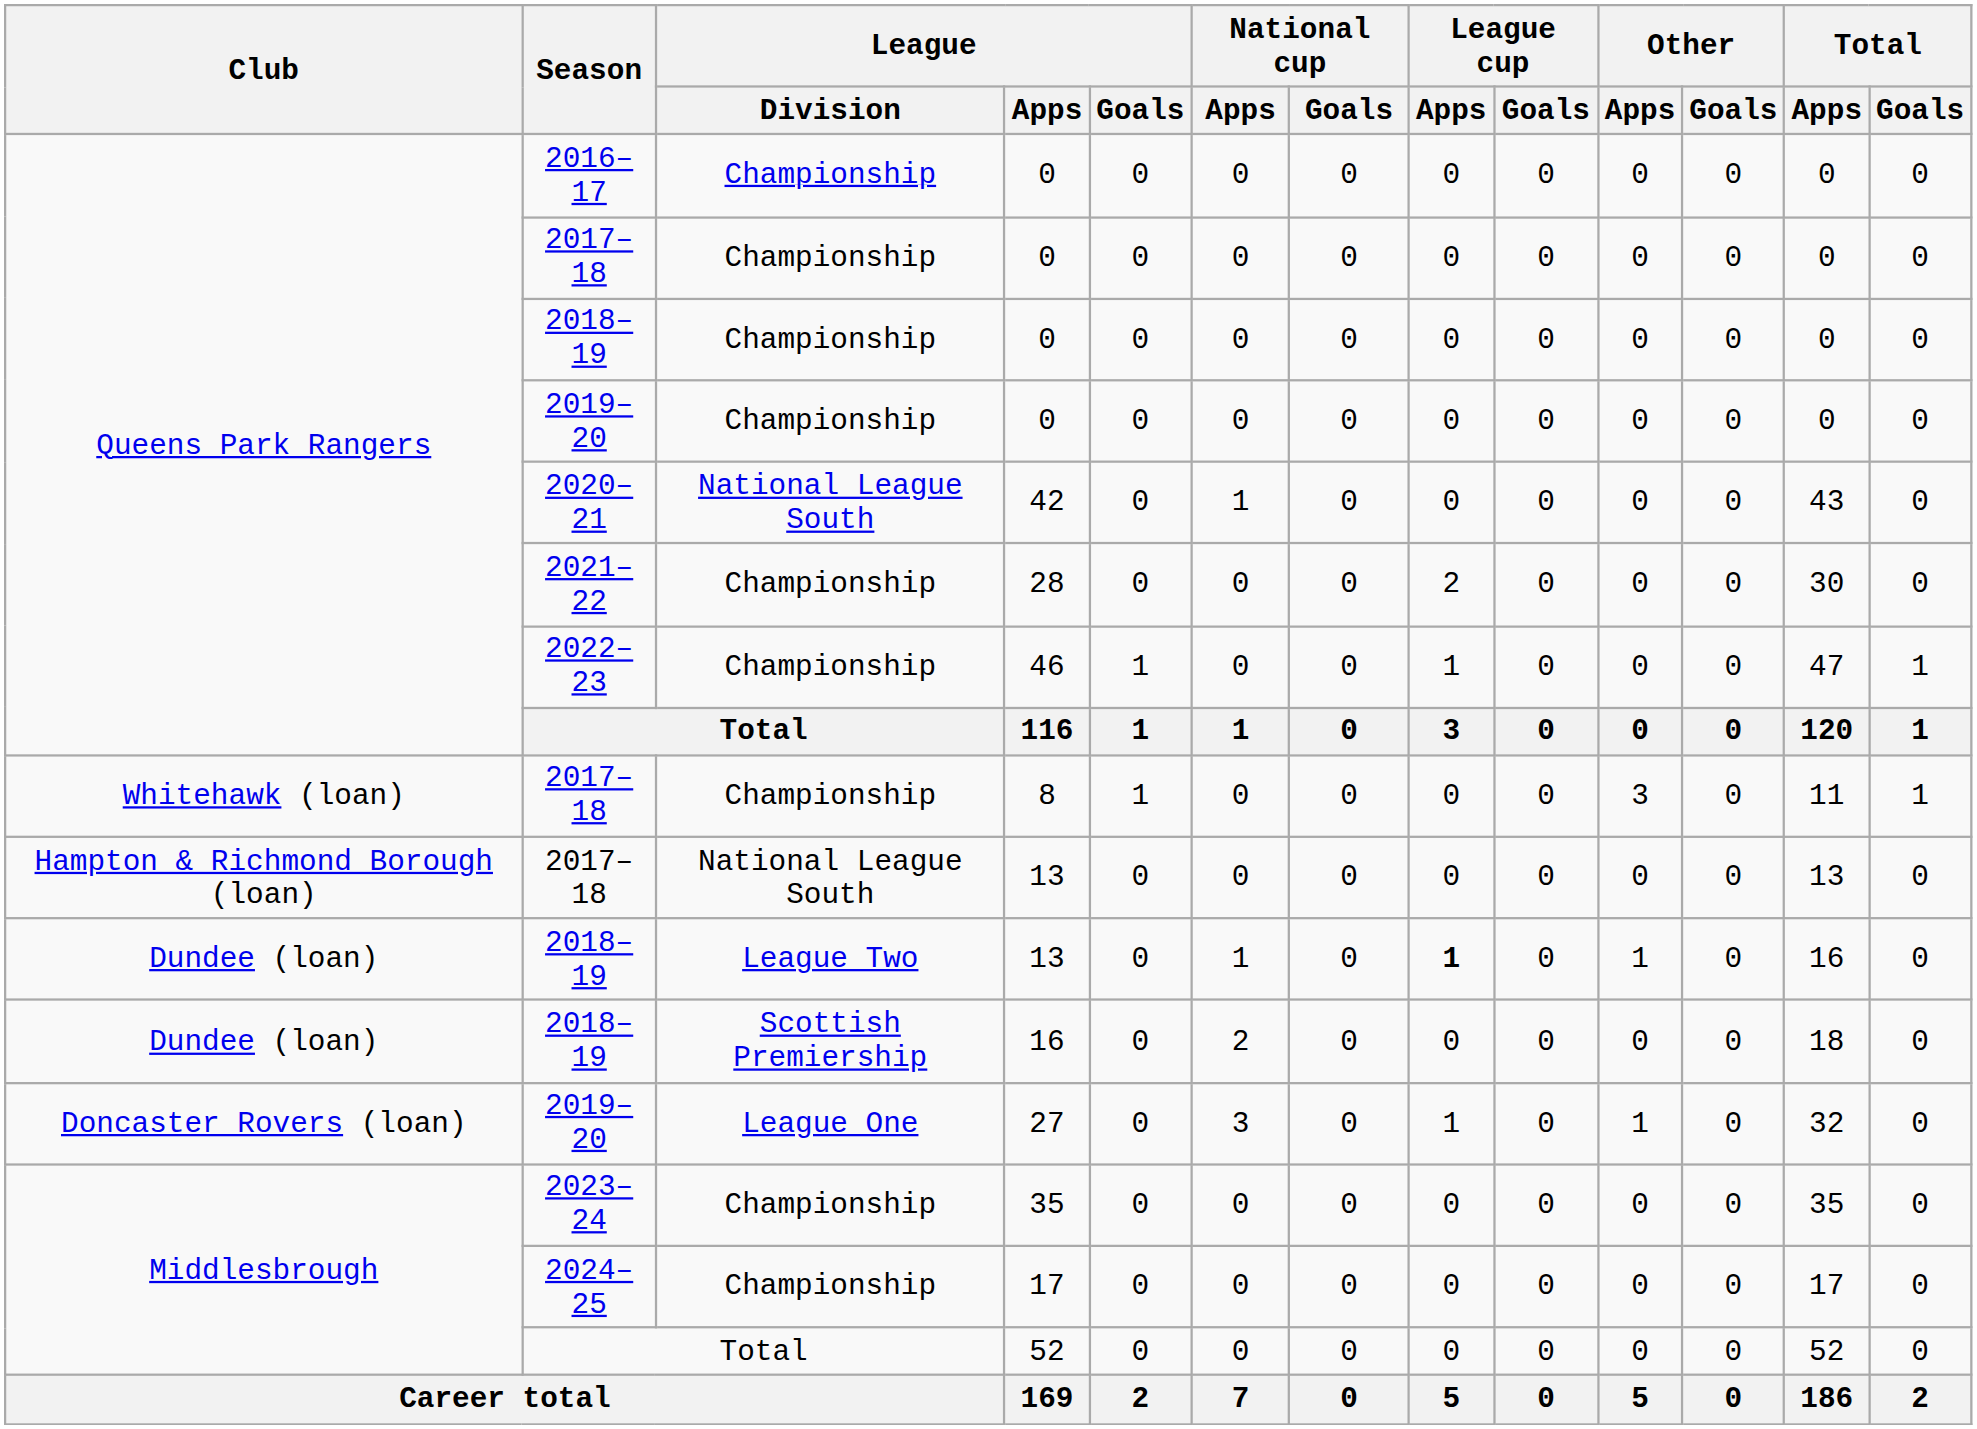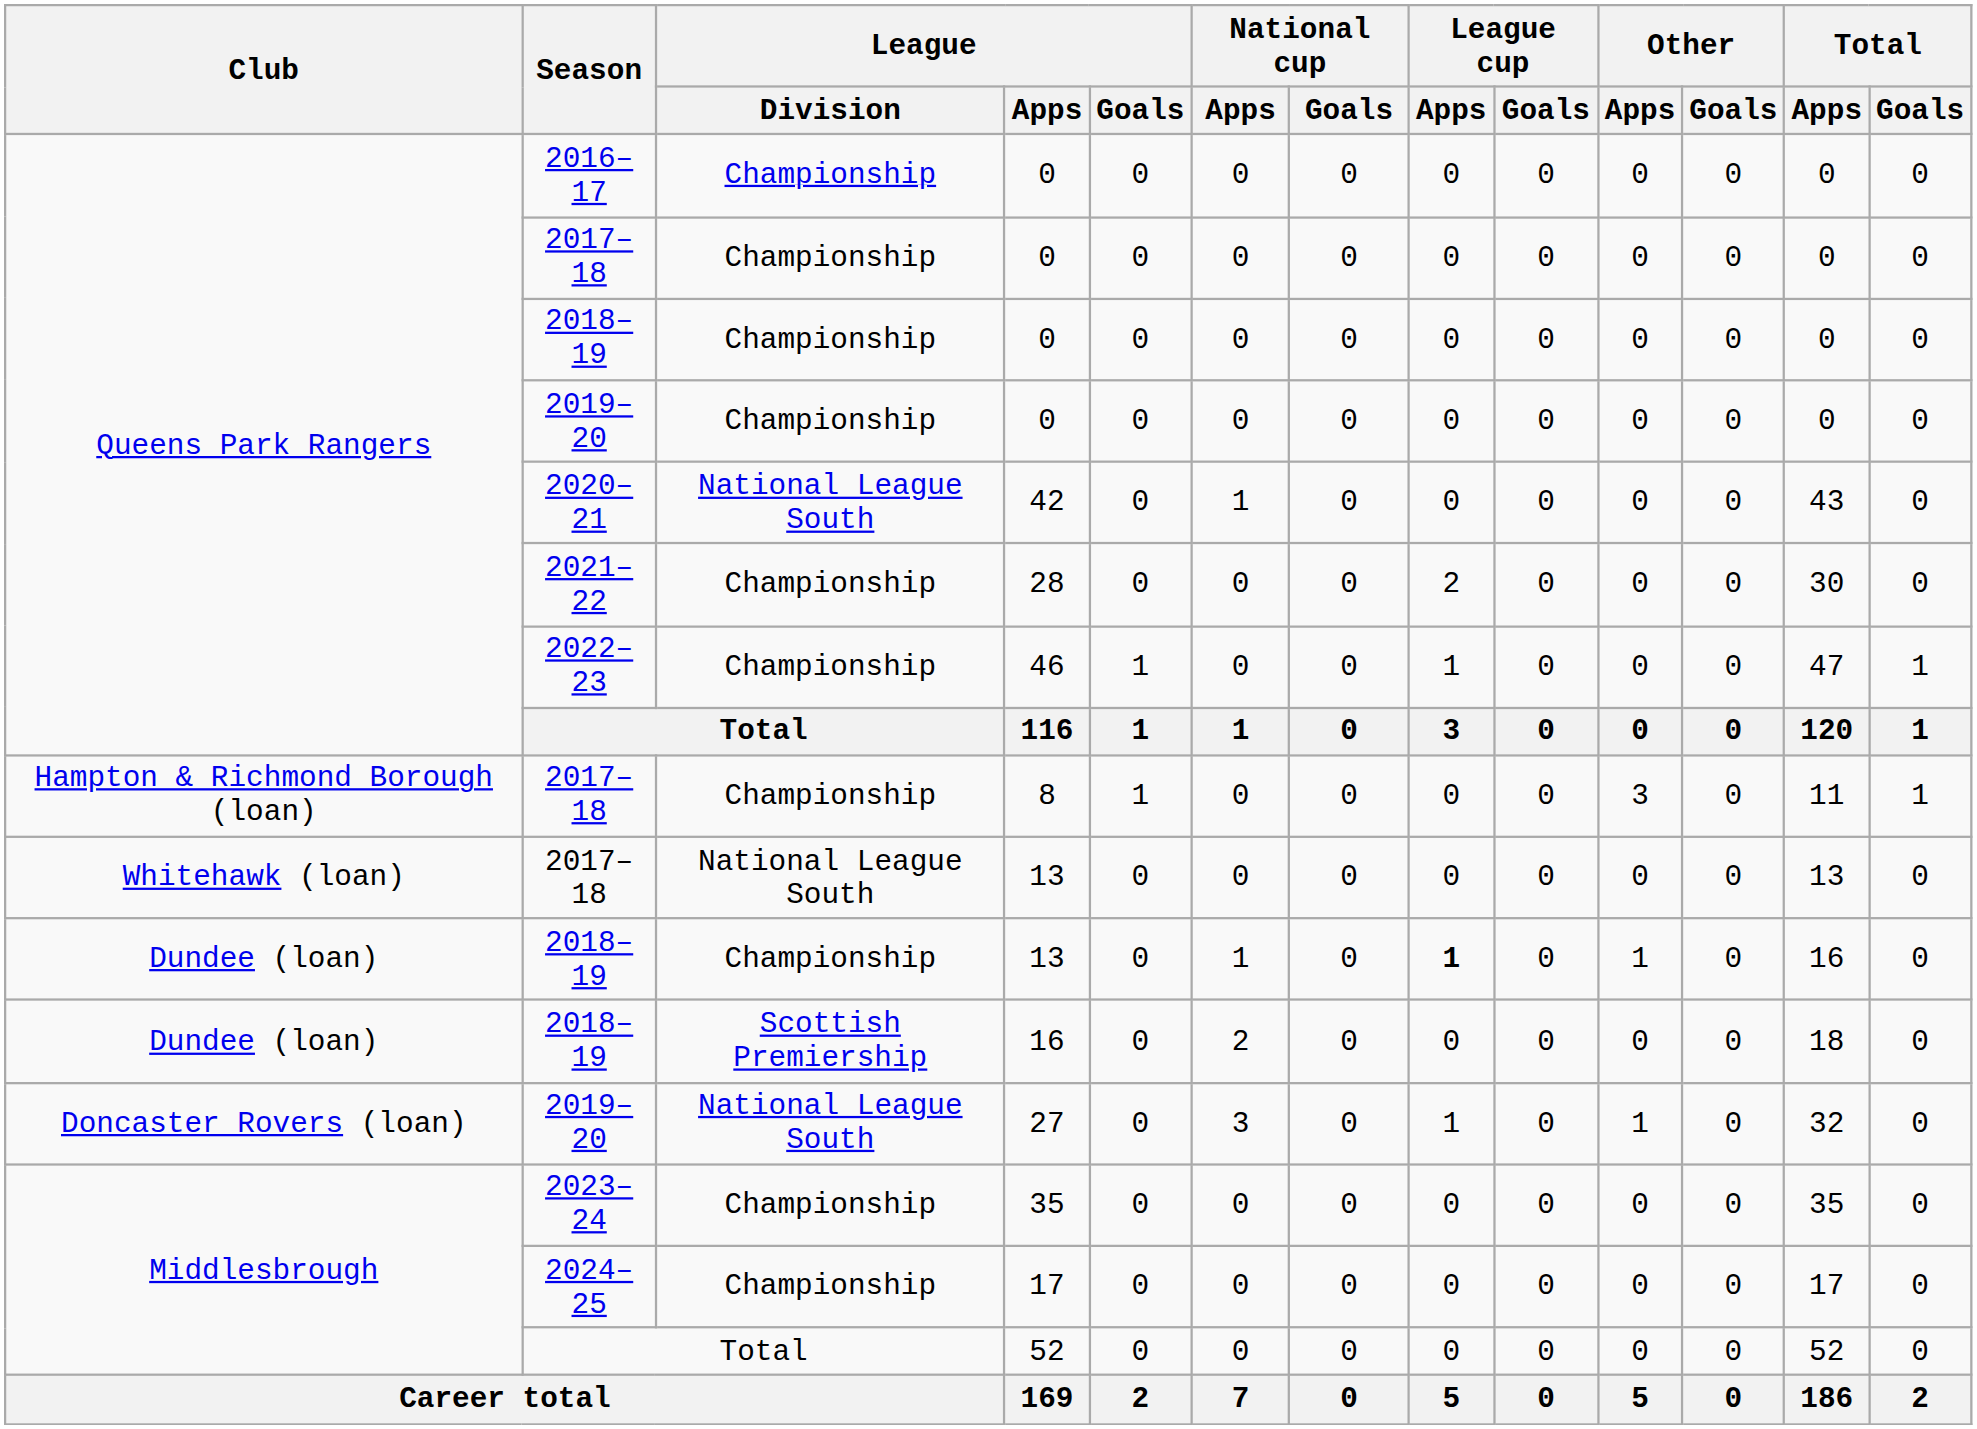(264, 796) Whitehawk (loan) -> (264, 796) Hampton & Richmond Borough (loan)
(264, 878) Hampton & Richmond Borough (loan) -> (264, 878) Whitehawk (loan)
(830, 960) League Two -> (830, 960) Championship
(830, 1123) League One -> (830, 1123) National League South
